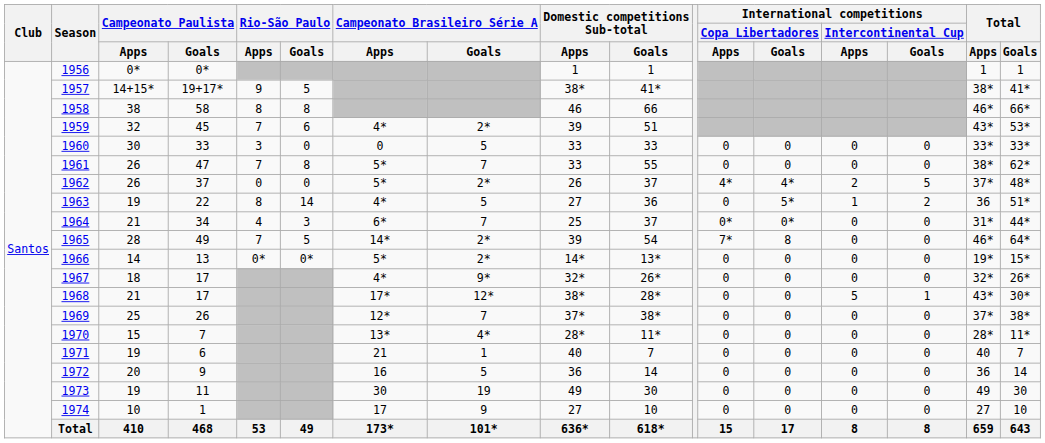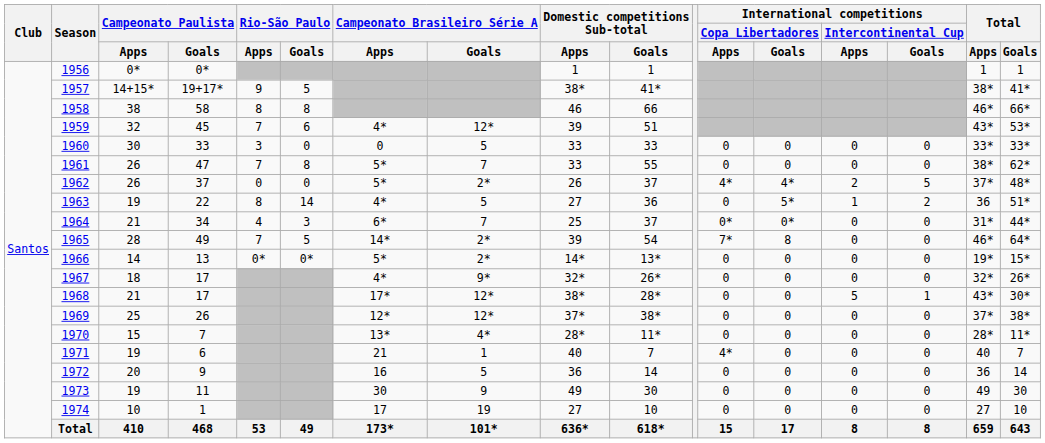(484, 127) 2* -> (484, 127) 12*
(484, 316) 7 -> (484, 316) 12*
(726, 353) 0 -> (726, 353) 4*
(484, 391) 19 -> (484, 391) 9
(484, 410) 9 -> (484, 410) 19
